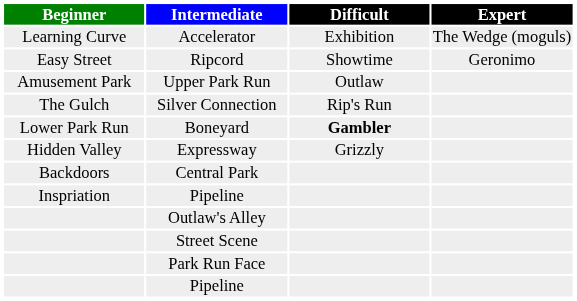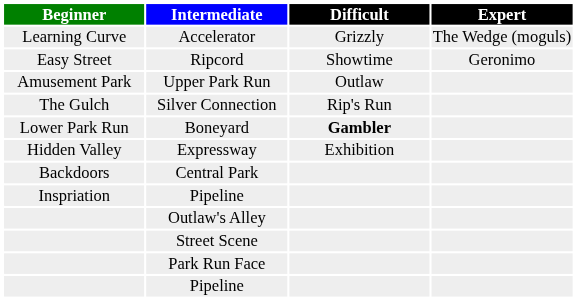(359, 37) Exhibition -> (359, 37) Grizzly
(359, 150) Grizzly -> (359, 150) Exhibition
